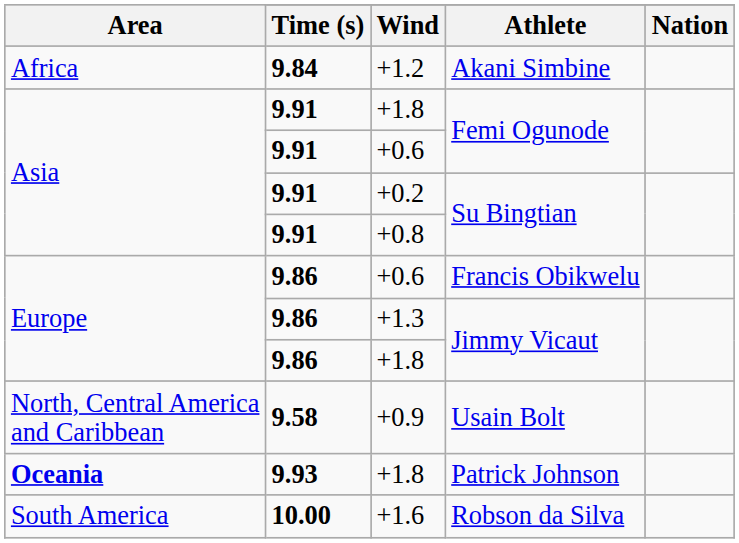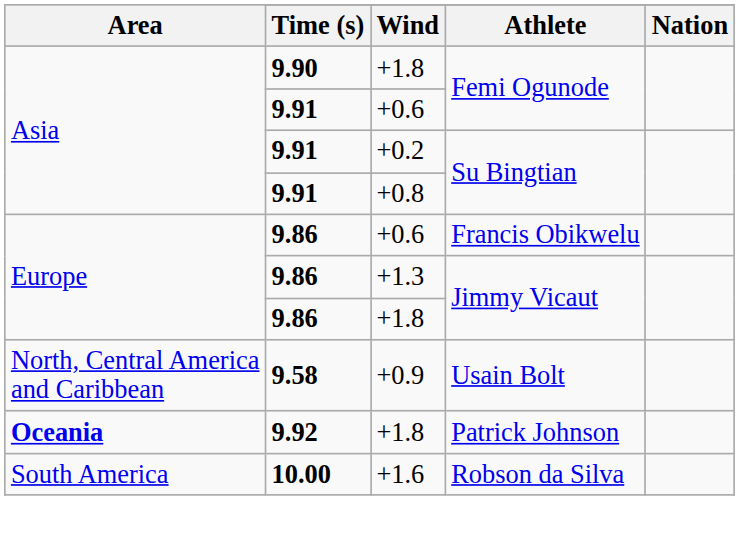- row: (400, 67)
(295, 109) 9.91 -> (295, 67) 9.90
(295, 473) 9.93 -> (295, 431) 9.92
